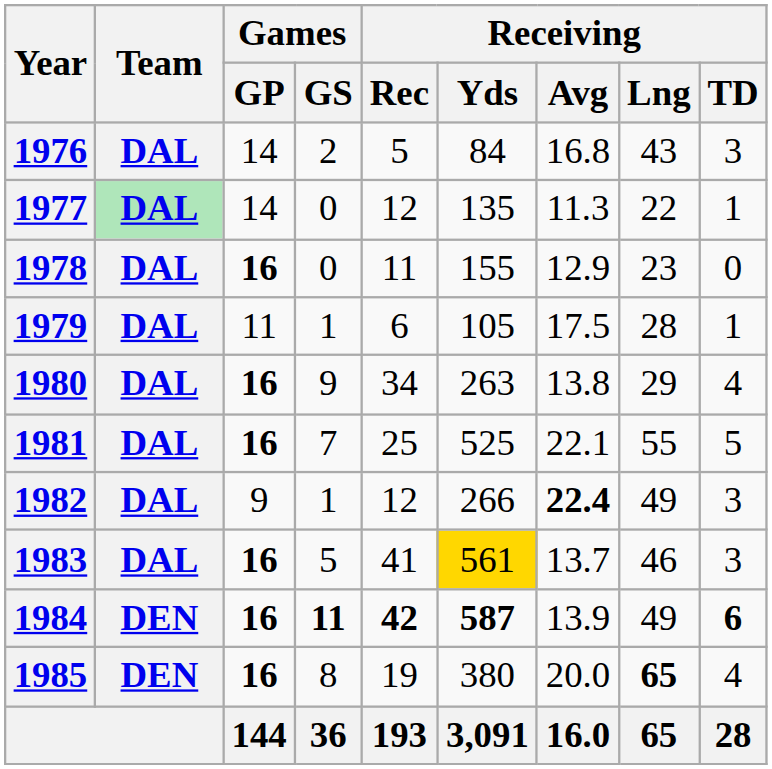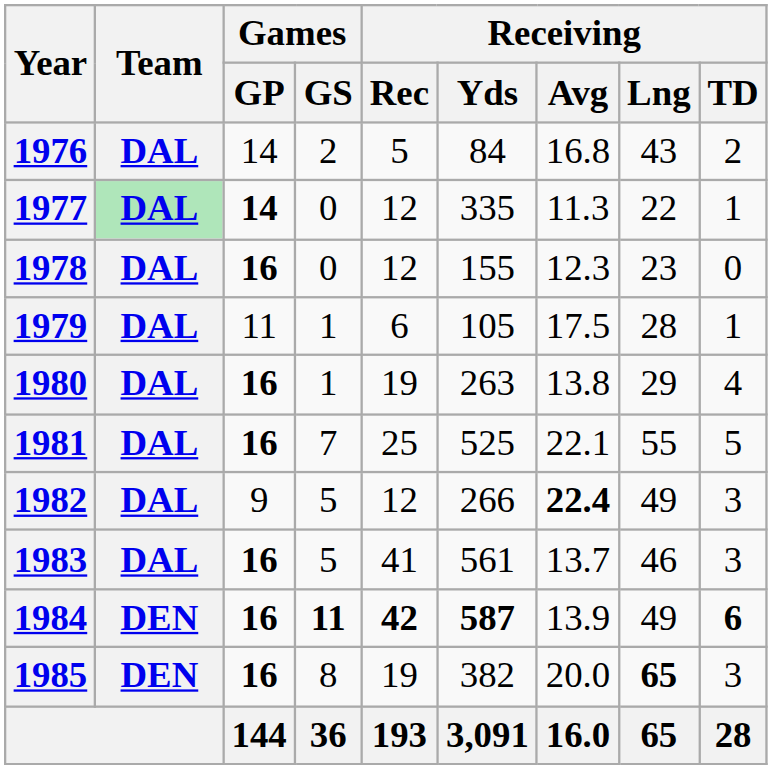(733, 150) 3 -> (733, 150) 2
(259, 208) normal -> (259, 208) bold
(487, 208) 135 -> (487, 208) 335
(399, 267) 11 -> (399, 267) 12
(578, 267) 12.9 -> (578, 267) 12.3
(328, 383) 9 -> (328, 383) 1
(399, 383) 34 -> (399, 383) 19
(328, 500) 1 -> (328, 500) 5
(487, 558) gold background -> (487, 558) no background
(487, 675) 380 -> (487, 675) 382
(733, 675) 4 -> (733, 675) 3
